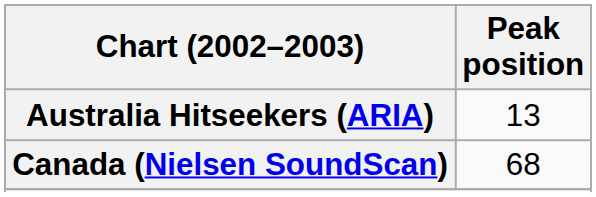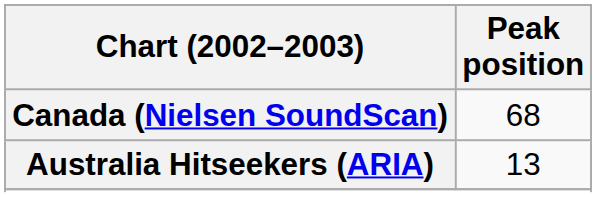rows swapped: (230, 114) <-> (230, 164)
